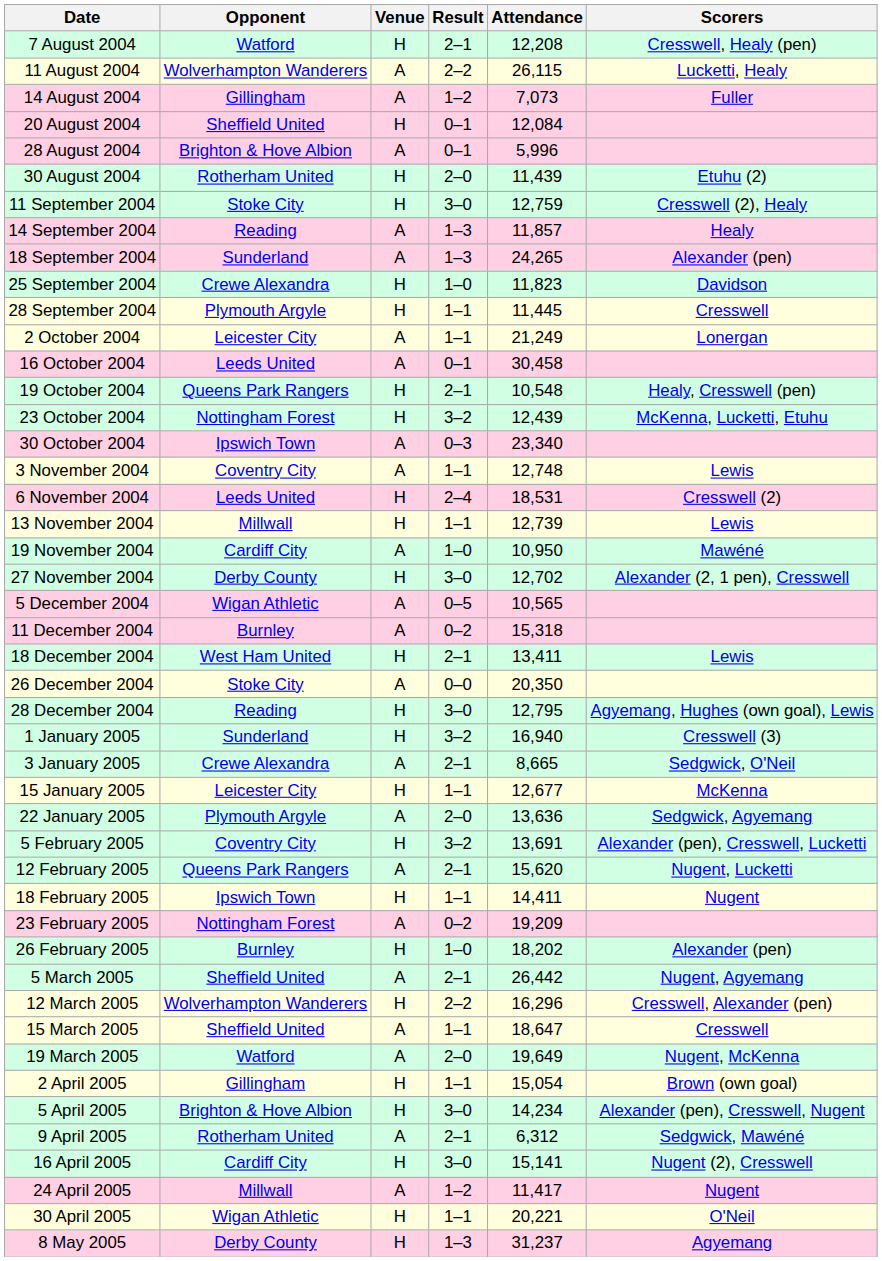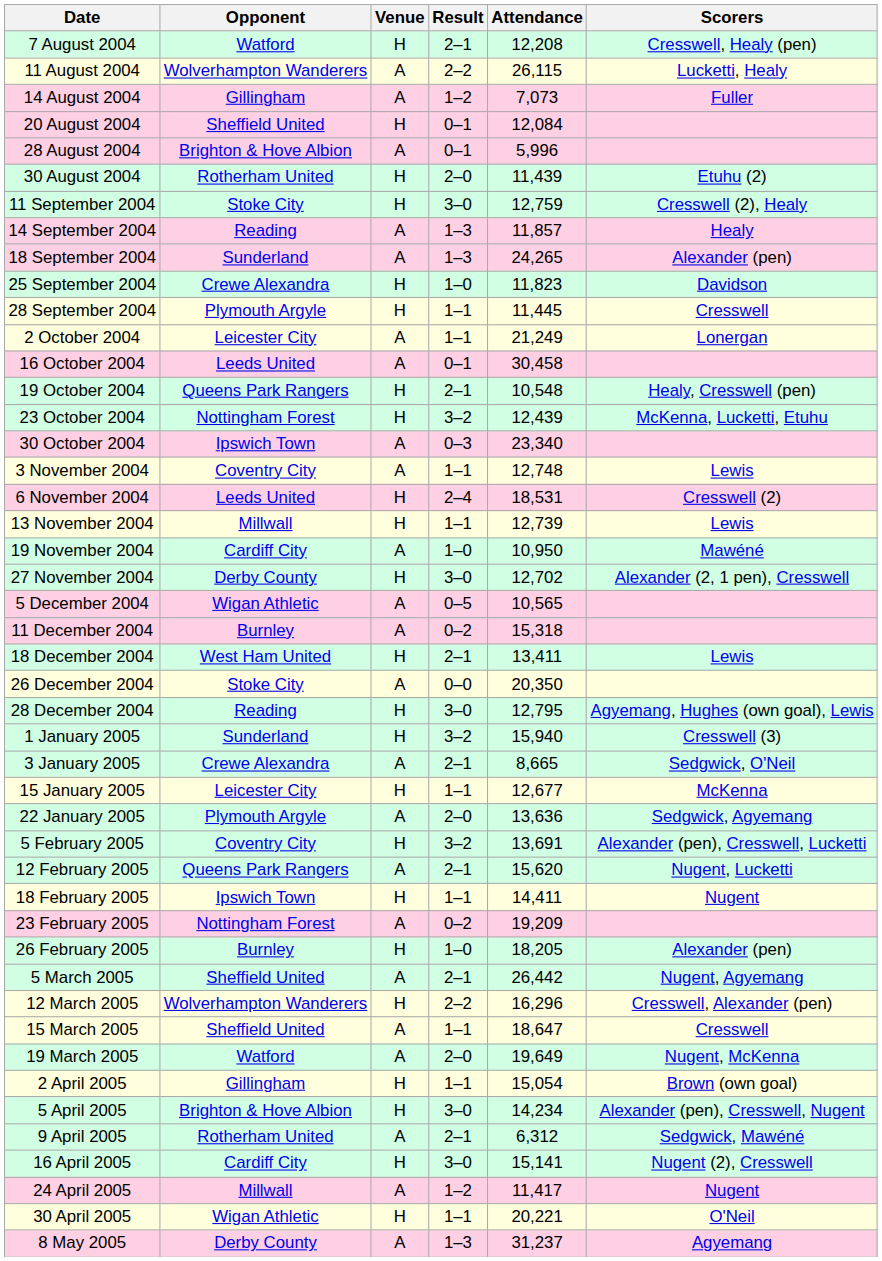(537, 737) 16,940 -> (537, 737) 15,940
(537, 950) 18,202 -> (537, 950) 18,205
(400, 1243) H -> (400, 1243) A
